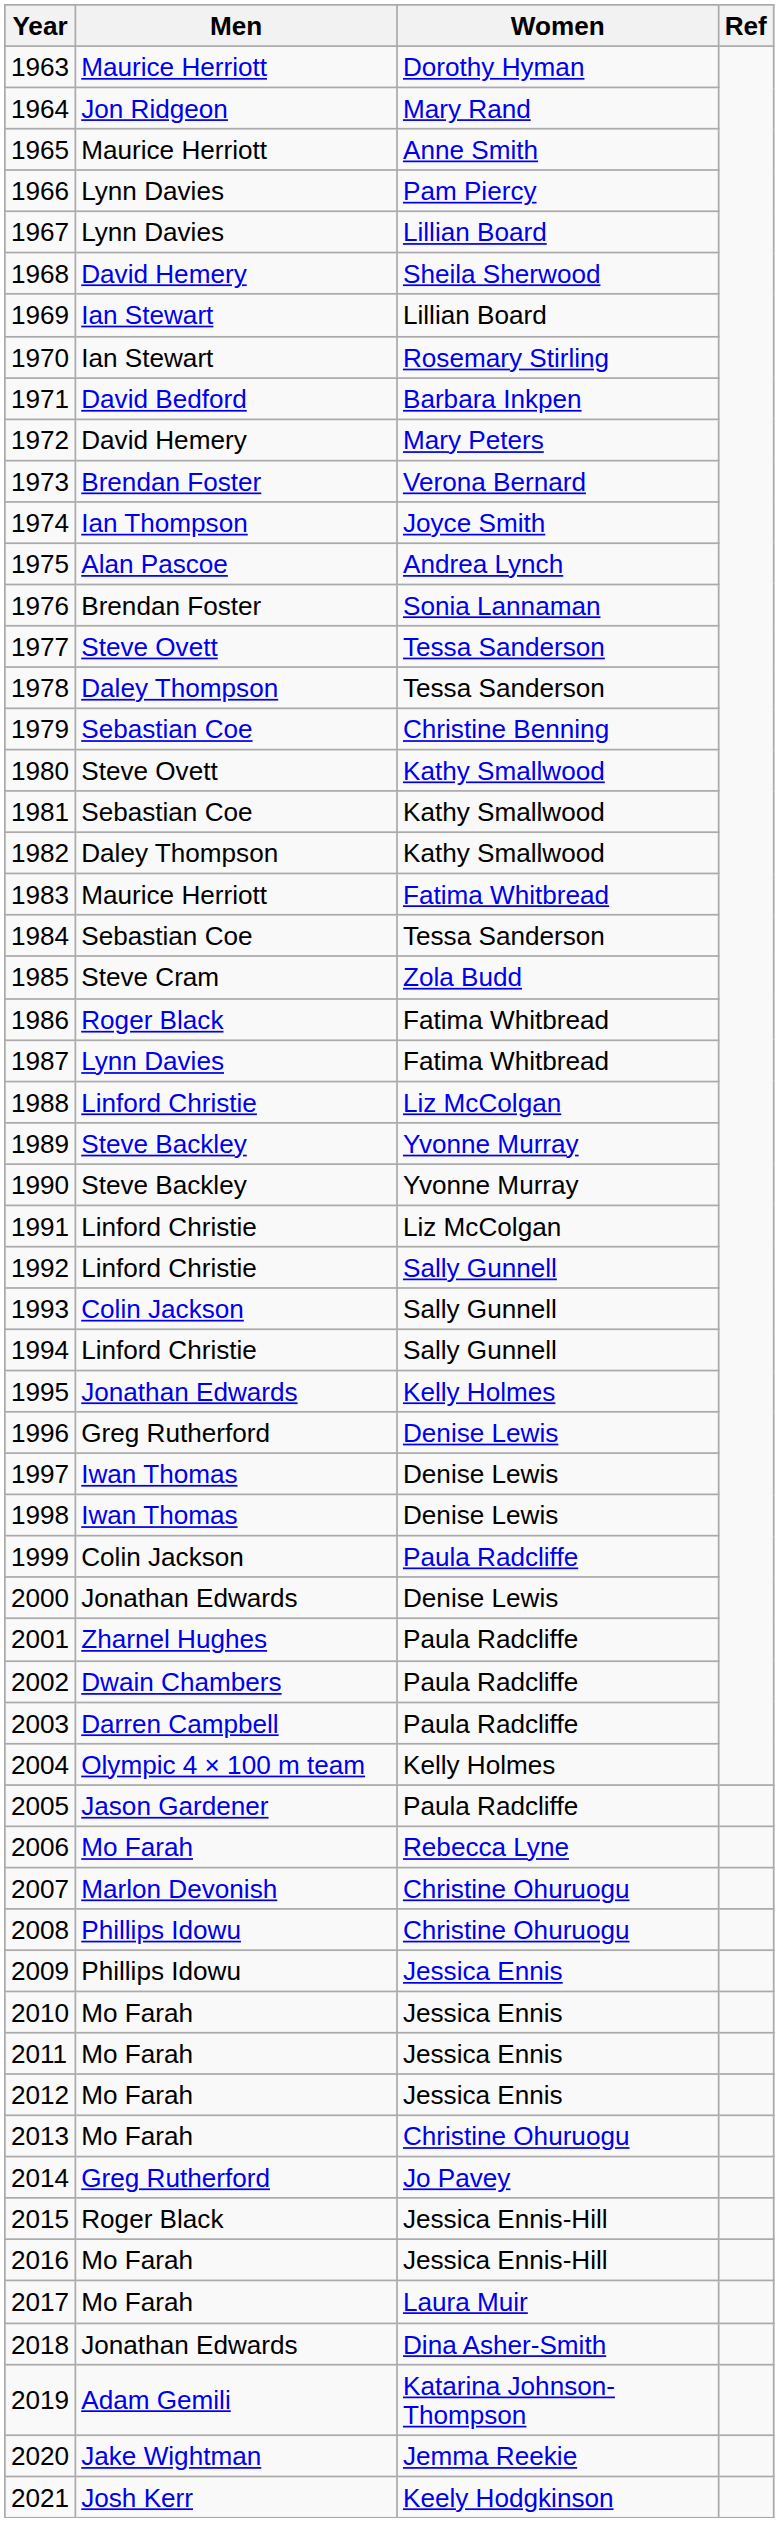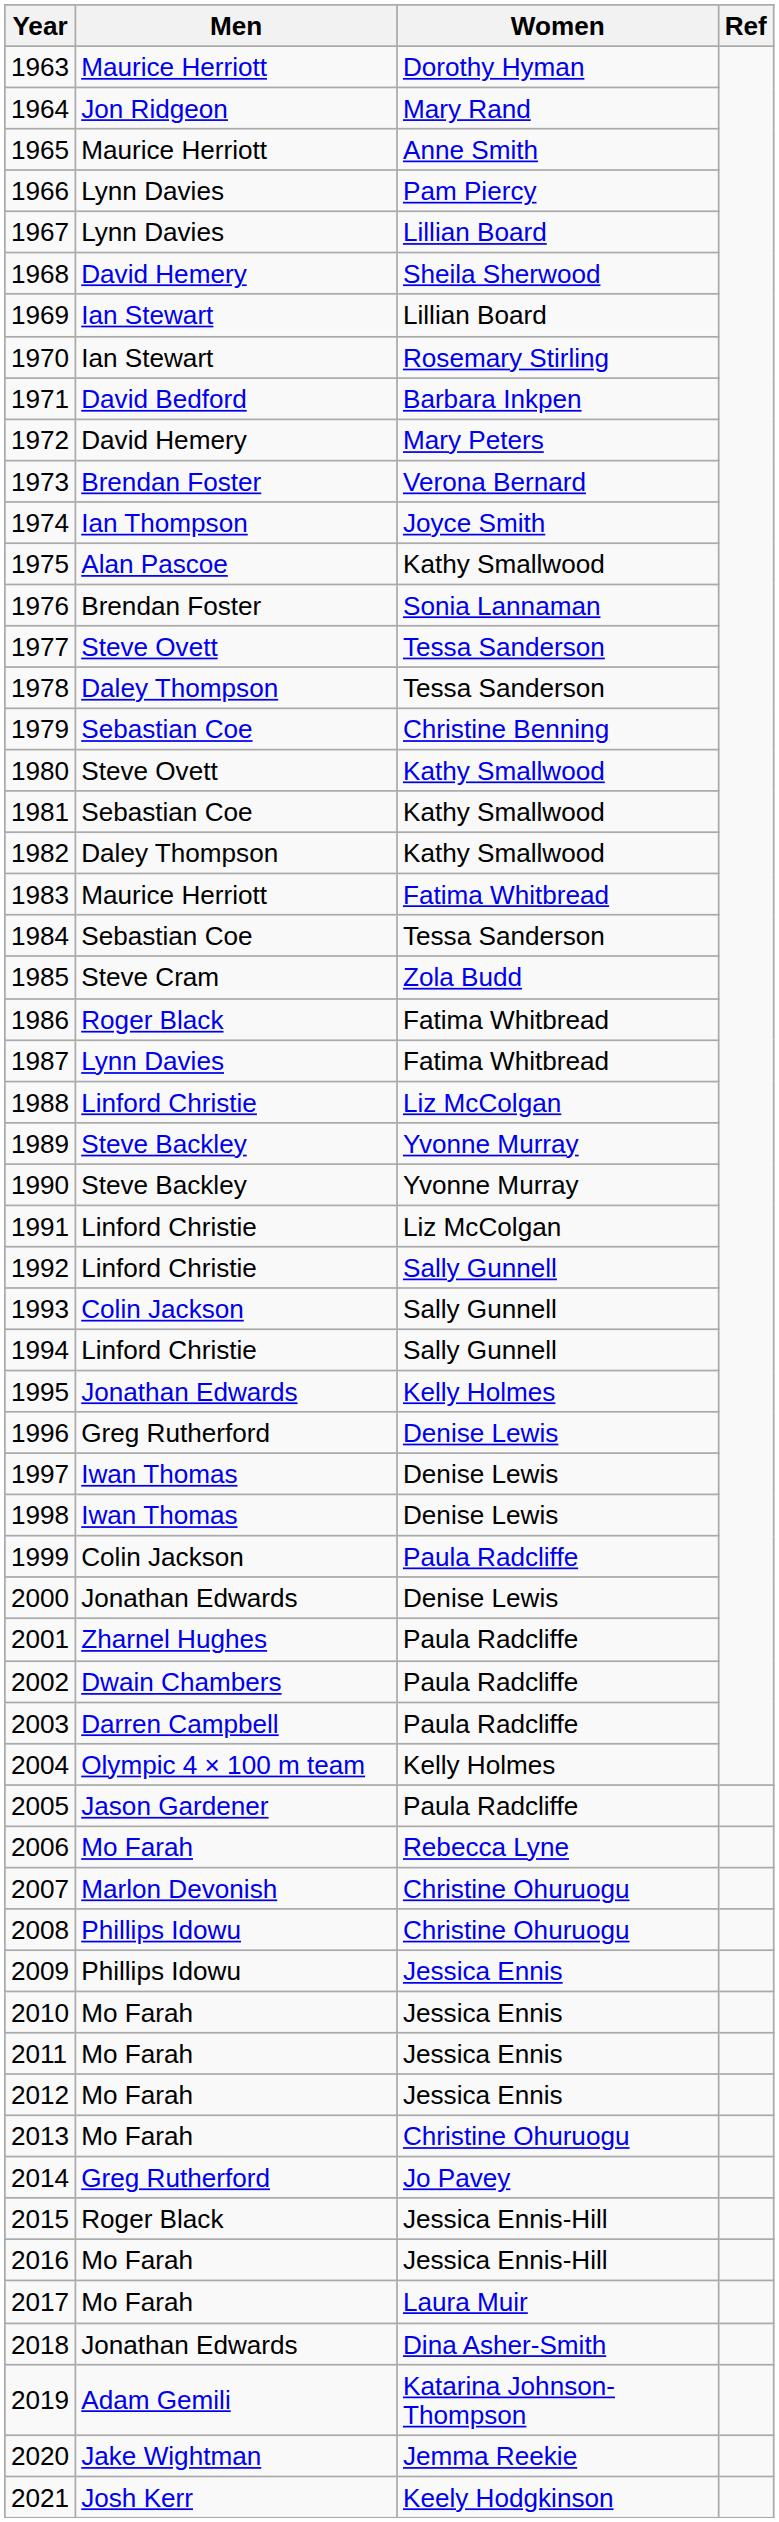(483, 564) Andrea Lynch -> (504, 564) Kathy Smallwood
